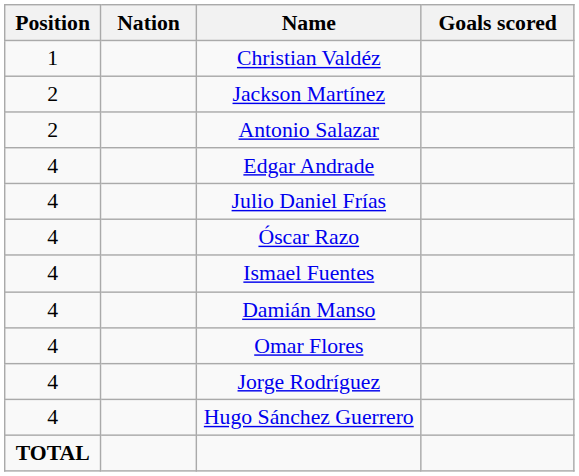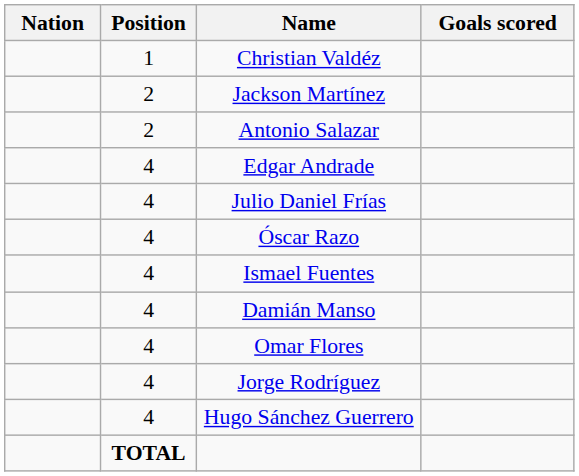columns swapped: (53, 22) <-> (149, 22)
